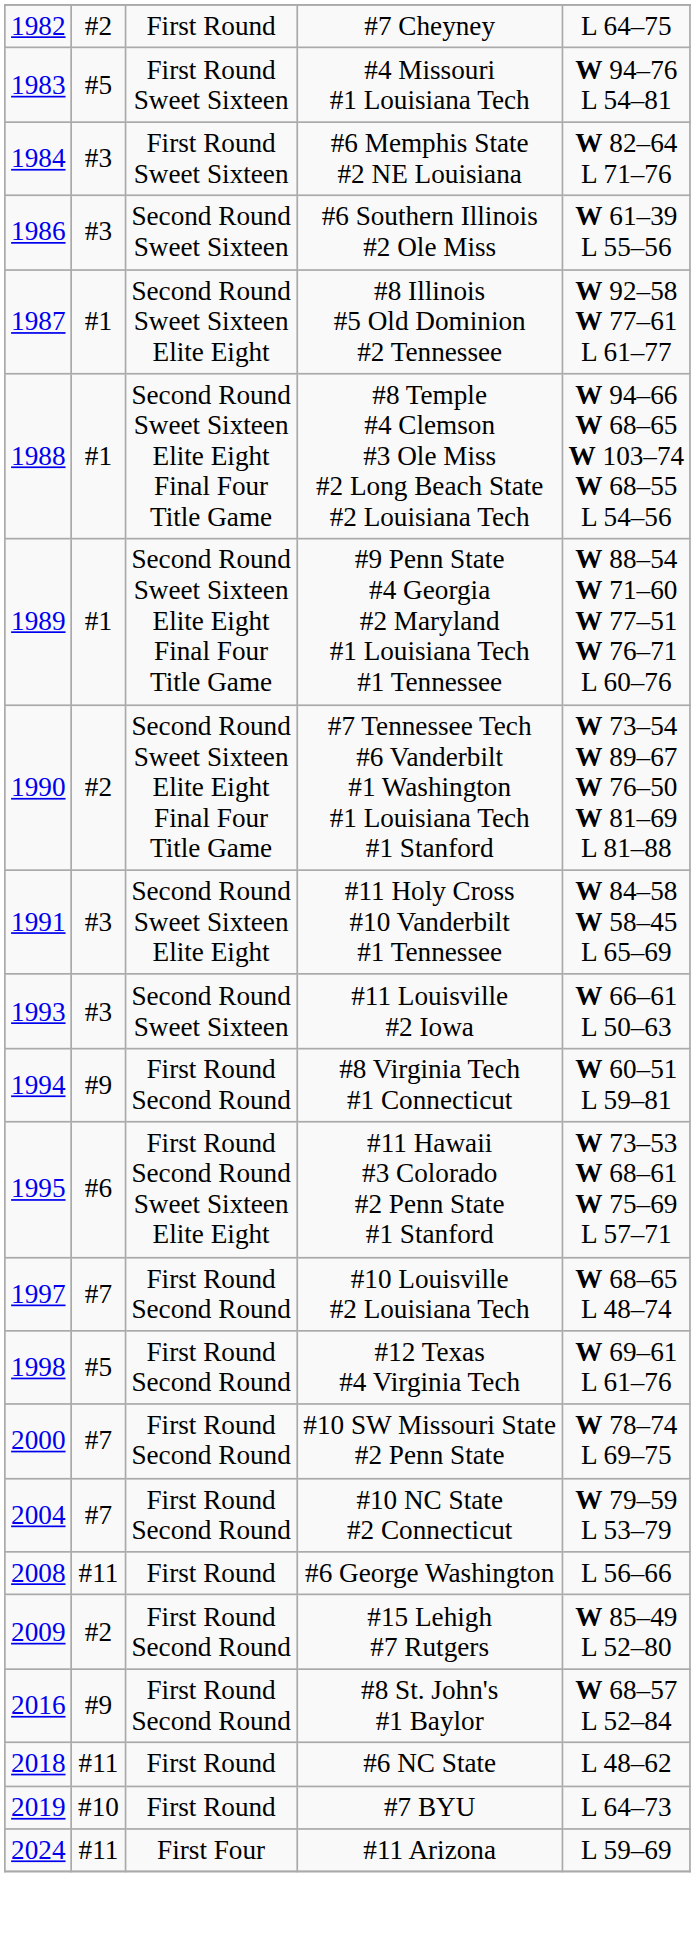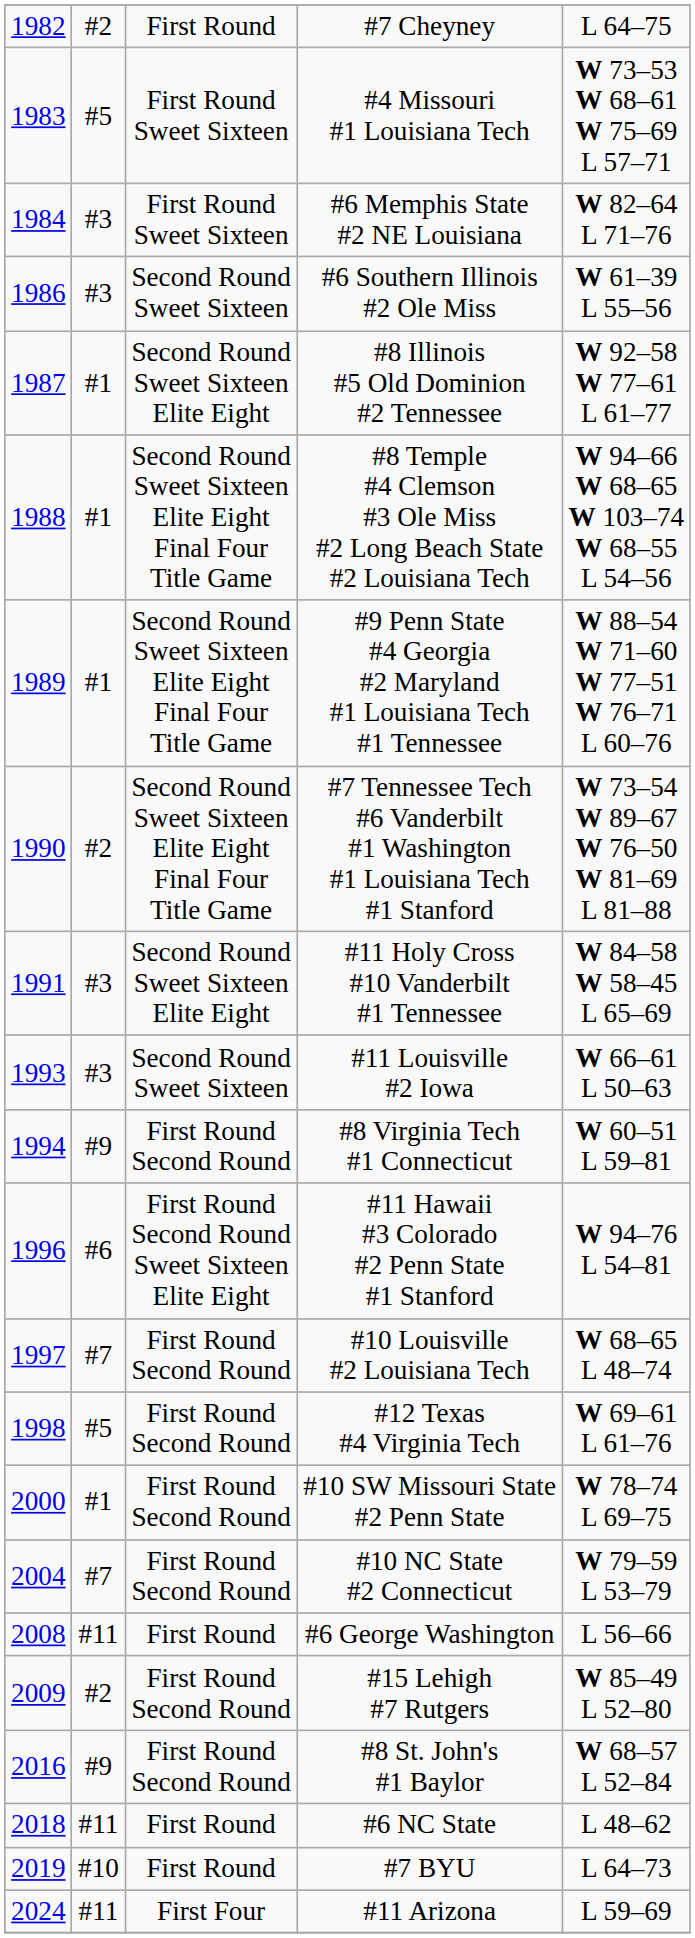(626, 84) W 94–76 L 54–81 -> (626, 115) W 73–53 W 68–61 W 75–69 L 57–71
(38, 1189) 1995 -> (38, 1250) 1996
(626, 1189) W 73–53 W 68–61 W 75–69 L 57–71 -> (626, 1250) W 94–76 L 54–81
(98, 1440) #7 -> (98, 1502) #1
